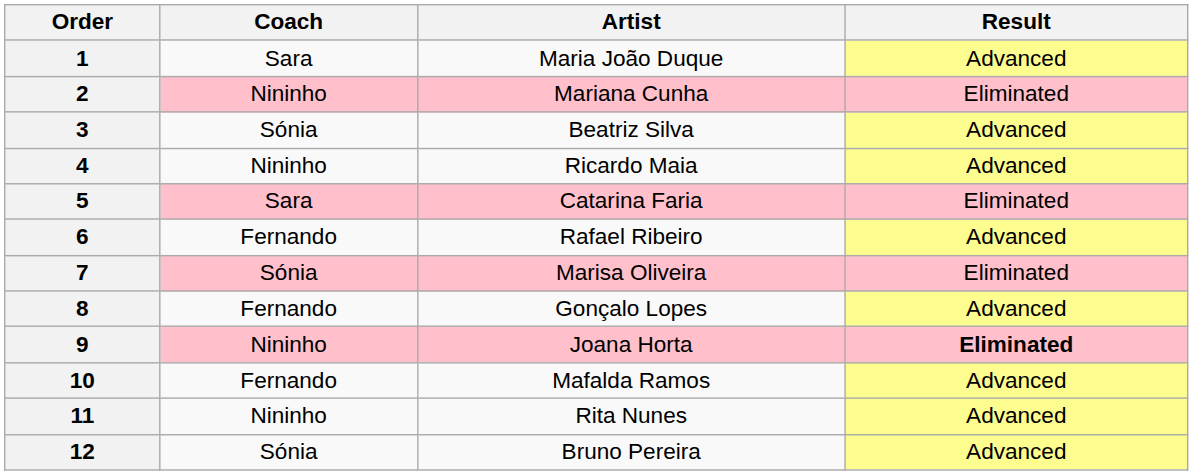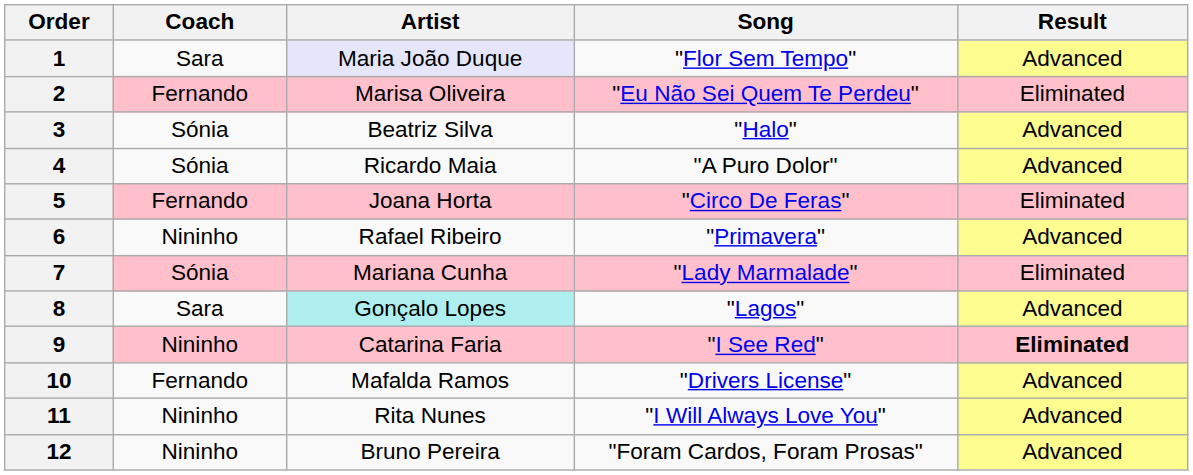+ column: (766, 22)
(631, 58) no background -> (430, 58) lavender background
(289, 93) Nininho -> (200, 93) Fernando
(631, 93) Mariana Cunha -> (430, 93) Marisa Oliveira
(289, 165) Nininho -> (200, 165) Sónia
(289, 201) Sara -> (200, 201) Fernando
(631, 201) Catarina Faria -> (430, 201) Joana Horta
(289, 237) Fernando -> (200, 237) Nininho
(631, 272) Marisa Oliveira -> (430, 272) Mariana Cunha
(289, 308) Fernando -> (200, 308) Sara
(631, 308) no background -> (430, 308) paleturquoise background
(631, 344) Joana Horta -> (430, 344) Catarina Faria
(289, 451) Sónia -> (200, 451) Nininho
